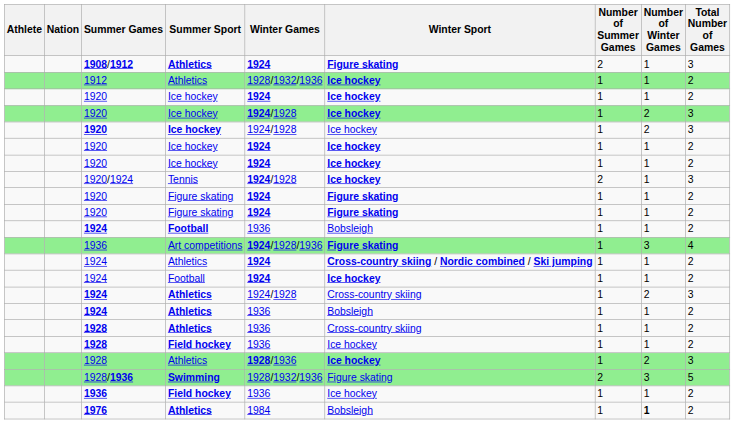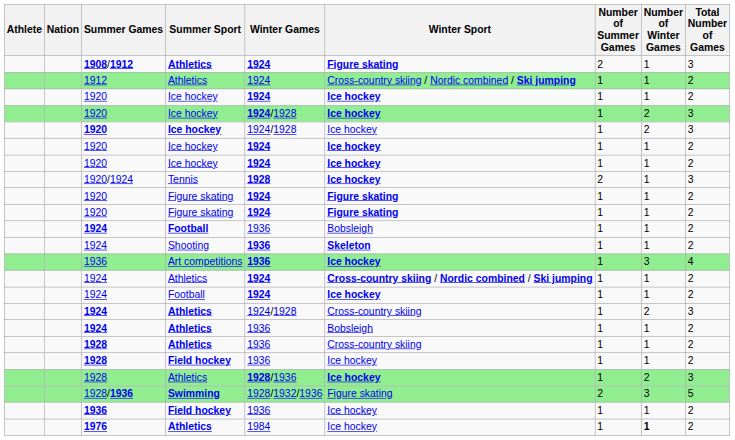(285, 80) 1928/1932/1936 -> (259, 80) 1924
(354, 80) Ice hockey -> (452, 80) Cross-country skiing / Nordic combined / Ski jumping
(272, 179) 1924/1928 -> (259, 179) 1928
+ row: (95, 245)
(285, 245) 1924/1928/1936 -> (259, 262) 1936
(363, 245) Figure skating -> (354, 262) Ice hockey
(350, 410) Bobsleigh -> (352, 427) Ice hockey
